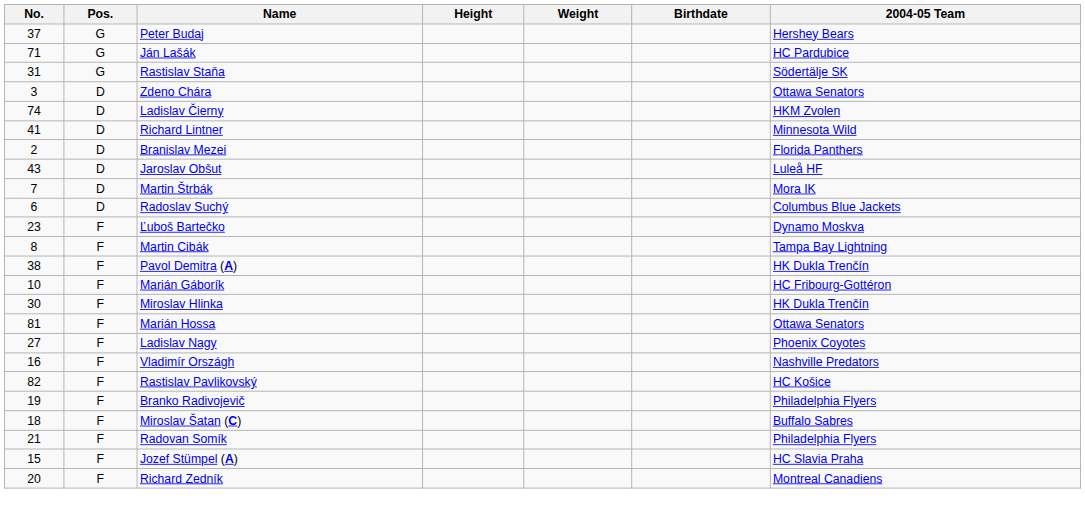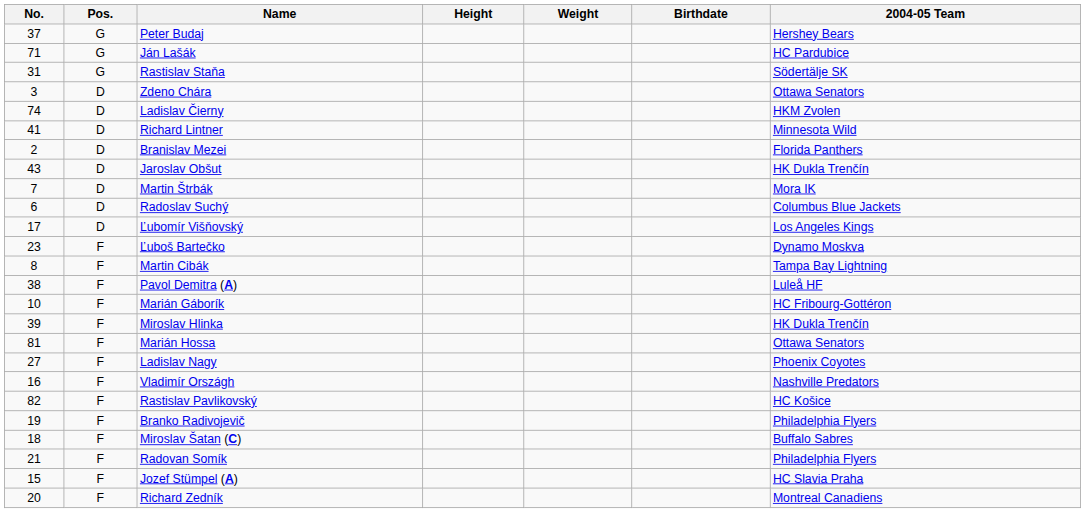(798, 169) Luleå HF -> (821, 169) HK Dukla Trenčín
+ row: (191, 227)
(821, 266) HK Dukla Trenčín -> (798, 285) Luleå HF
(34, 305) 30 -> (34, 324) 39
